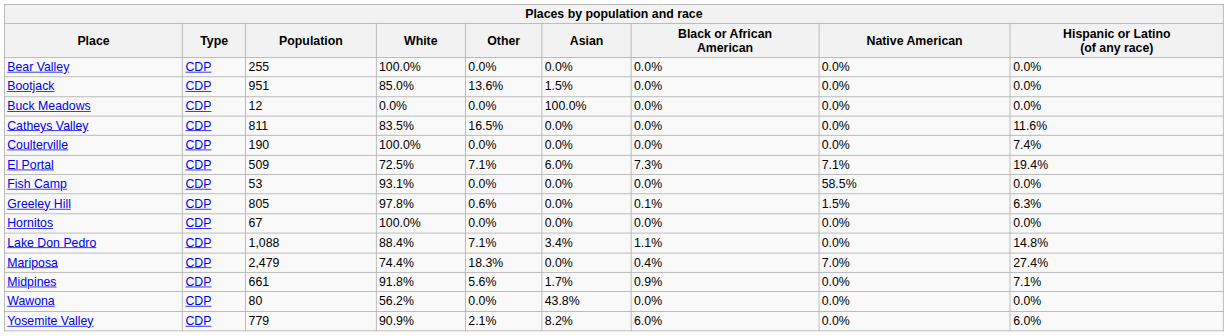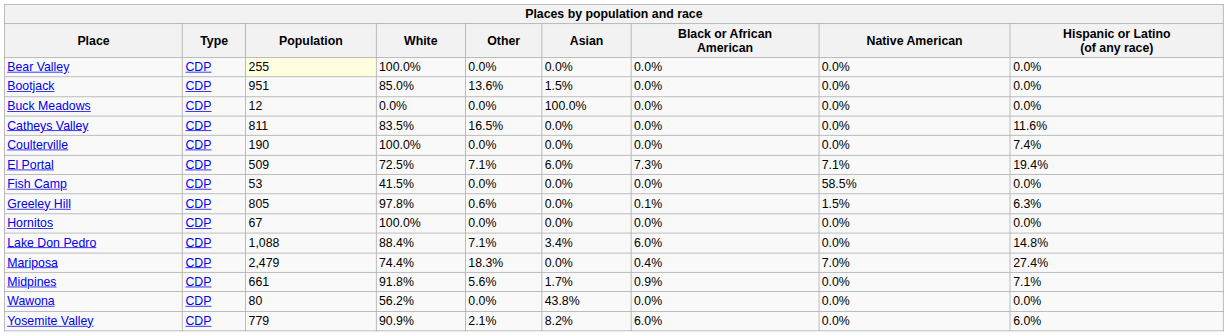(259, 67) no background -> (259, 67) lightyellow background
(396, 184) 93.1% -> (396, 184) 41.5%
(648, 243) 1.1% -> (648, 243) 6.0%
